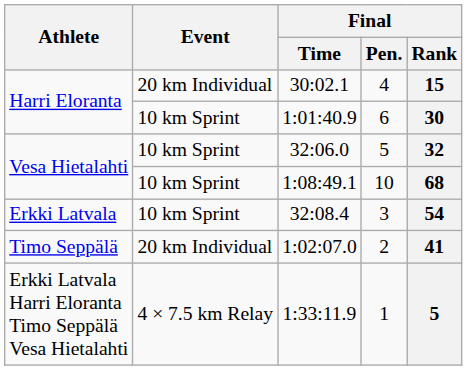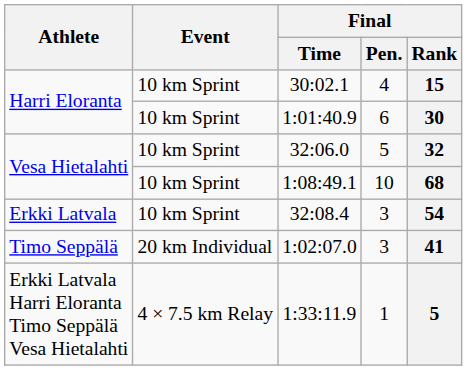(205, 85) 20 km Individual -> (189, 85) 10 km Sprint
(384, 247) 2 -> (384, 247) 3
